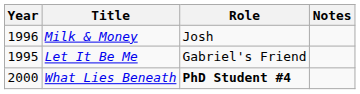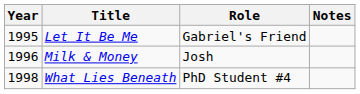rows swapped: (91, 57) <-> (91, 36)
(23, 78) 2000 -> (23, 78) 1998
(237, 78) bold -> (237, 78) normal
